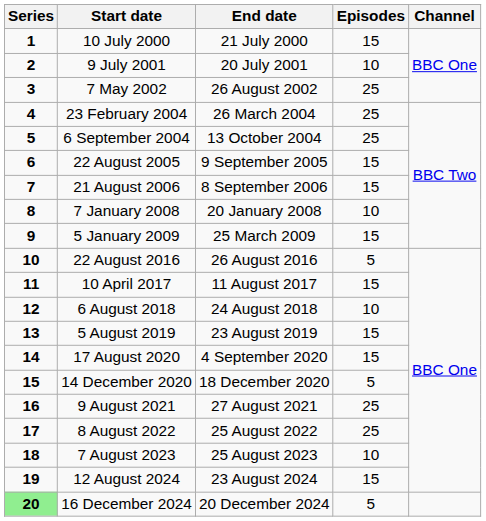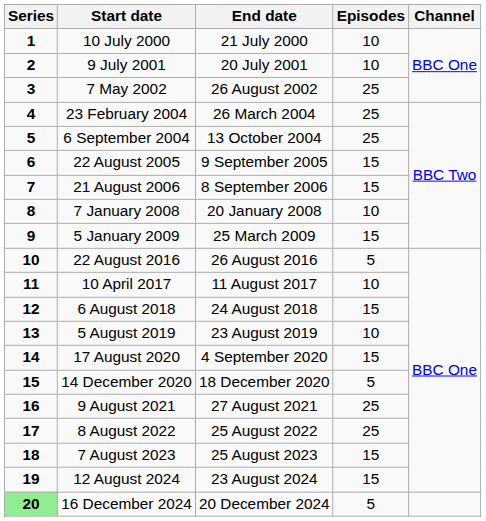(371, 41) 15 -> (371, 41) 10
(371, 284) 15 -> (371, 284) 10
(371, 308) 10 -> (371, 308) 15
(371, 333) 15 -> (371, 333) 10
(371, 455) 10 -> (371, 455) 15
